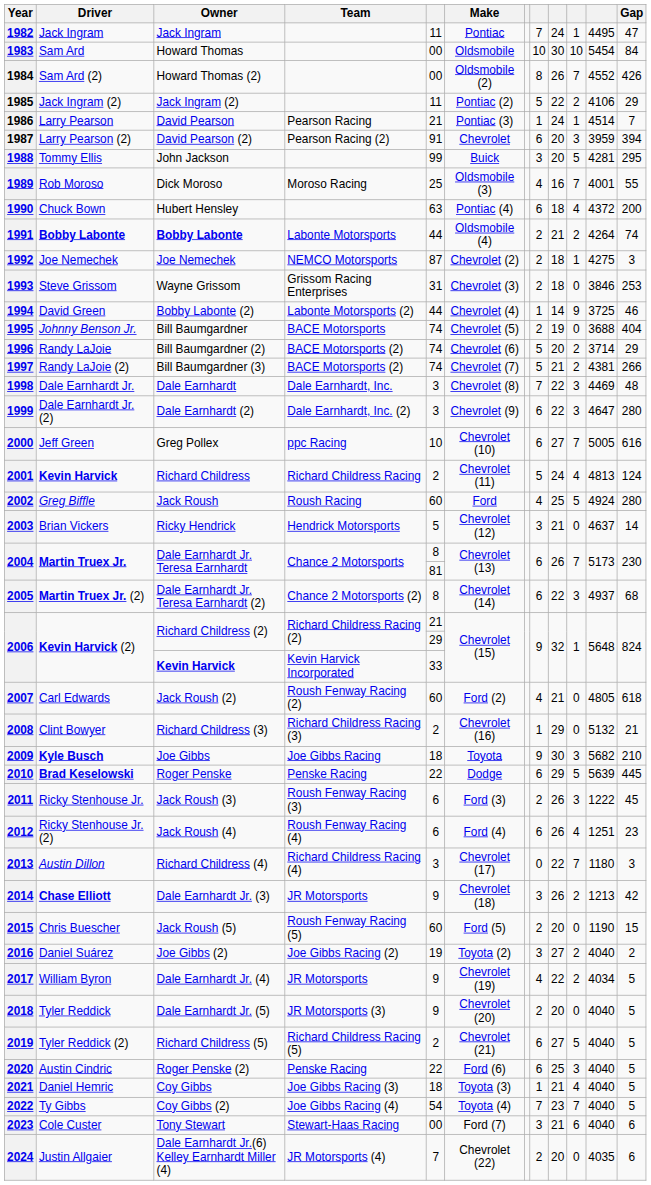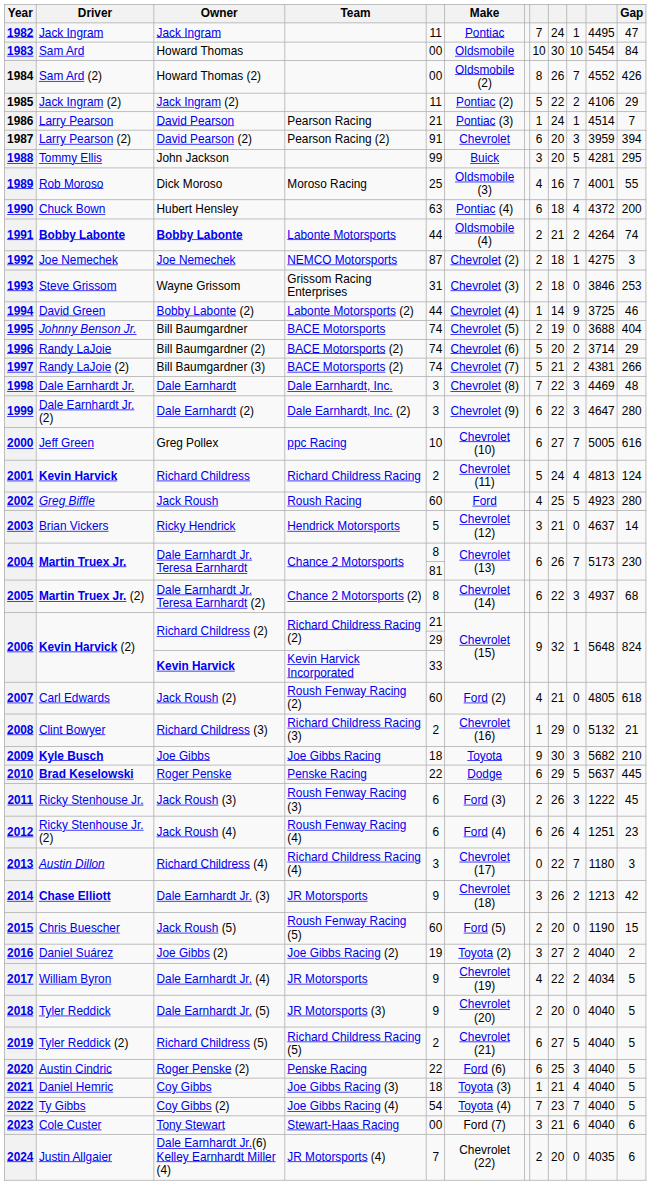(602, 501) 4924 -> (602, 501) 4923
(602, 774) 5639 -> (602, 774) 5637
